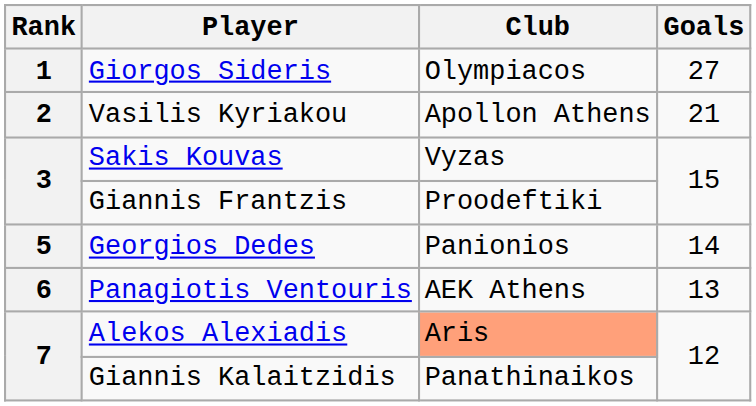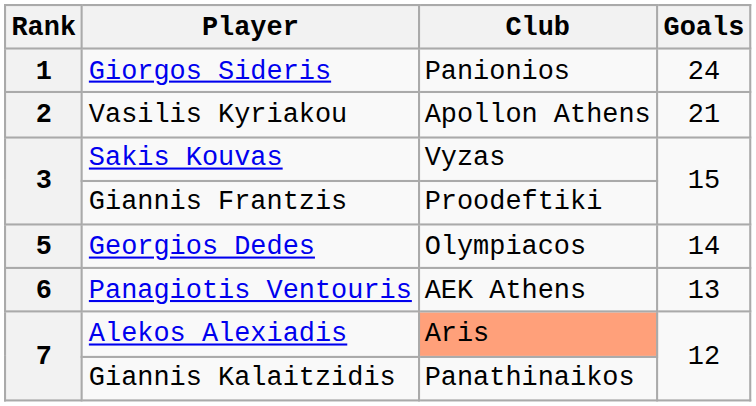(505, 71) Olympiacos -> (497, 71) Panionios
(704, 71) 27 -> (704, 71) 24
(497, 246) Panionios -> (505, 246) Olympiacos
